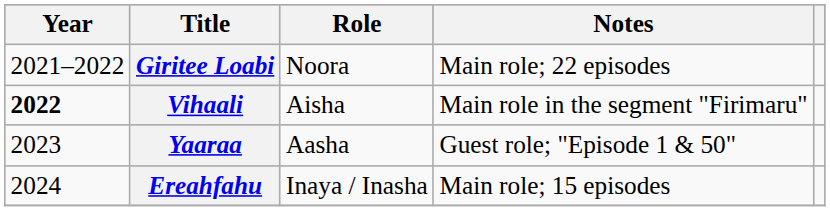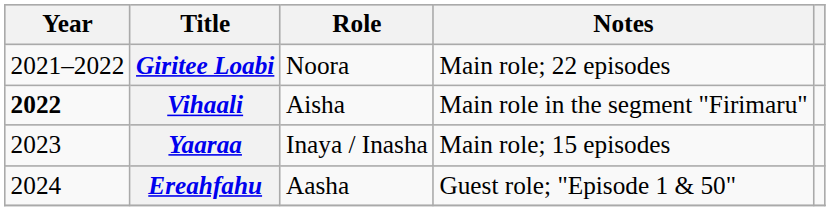(318, 144) Aasha -> (357, 144) Inaya / Inasha
(588, 144) Guest role; "Episode 1 & 50" -> (555, 144) Main role; 15 episodes
(357, 184) Inaya / Inasha -> (318, 184) Aasha
(555, 184) Main role; 15 episodes -> (588, 184) Guest role; "Episode 1 & 50"
